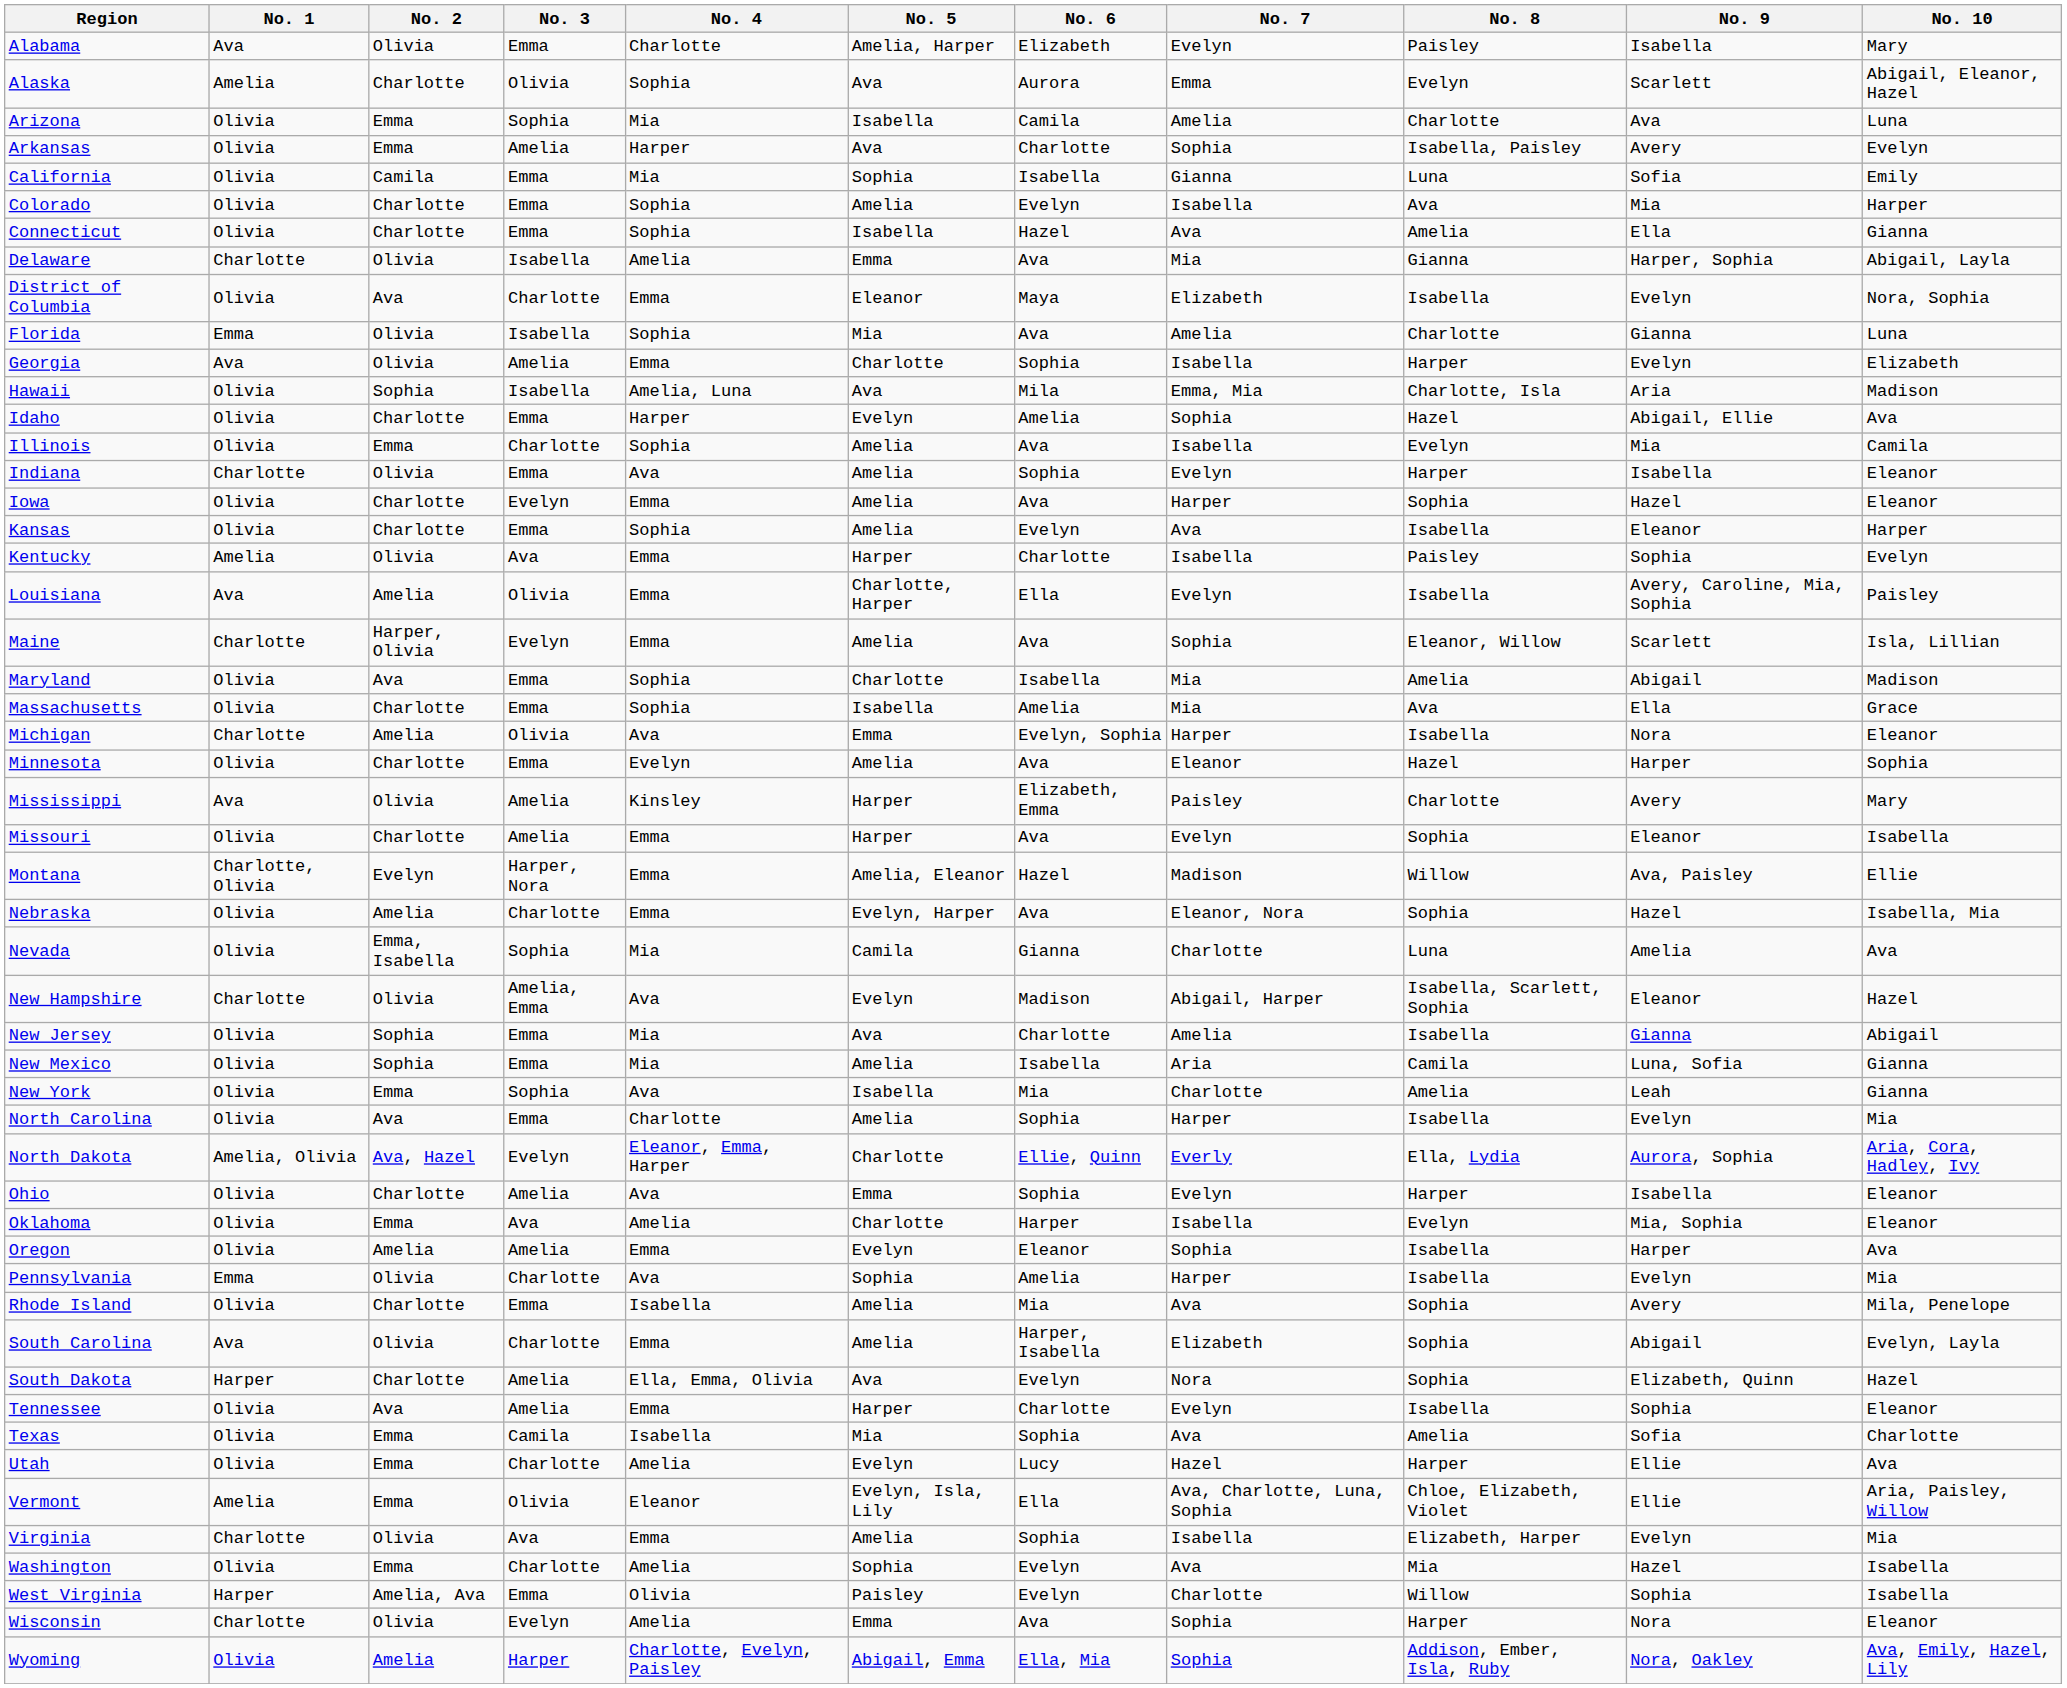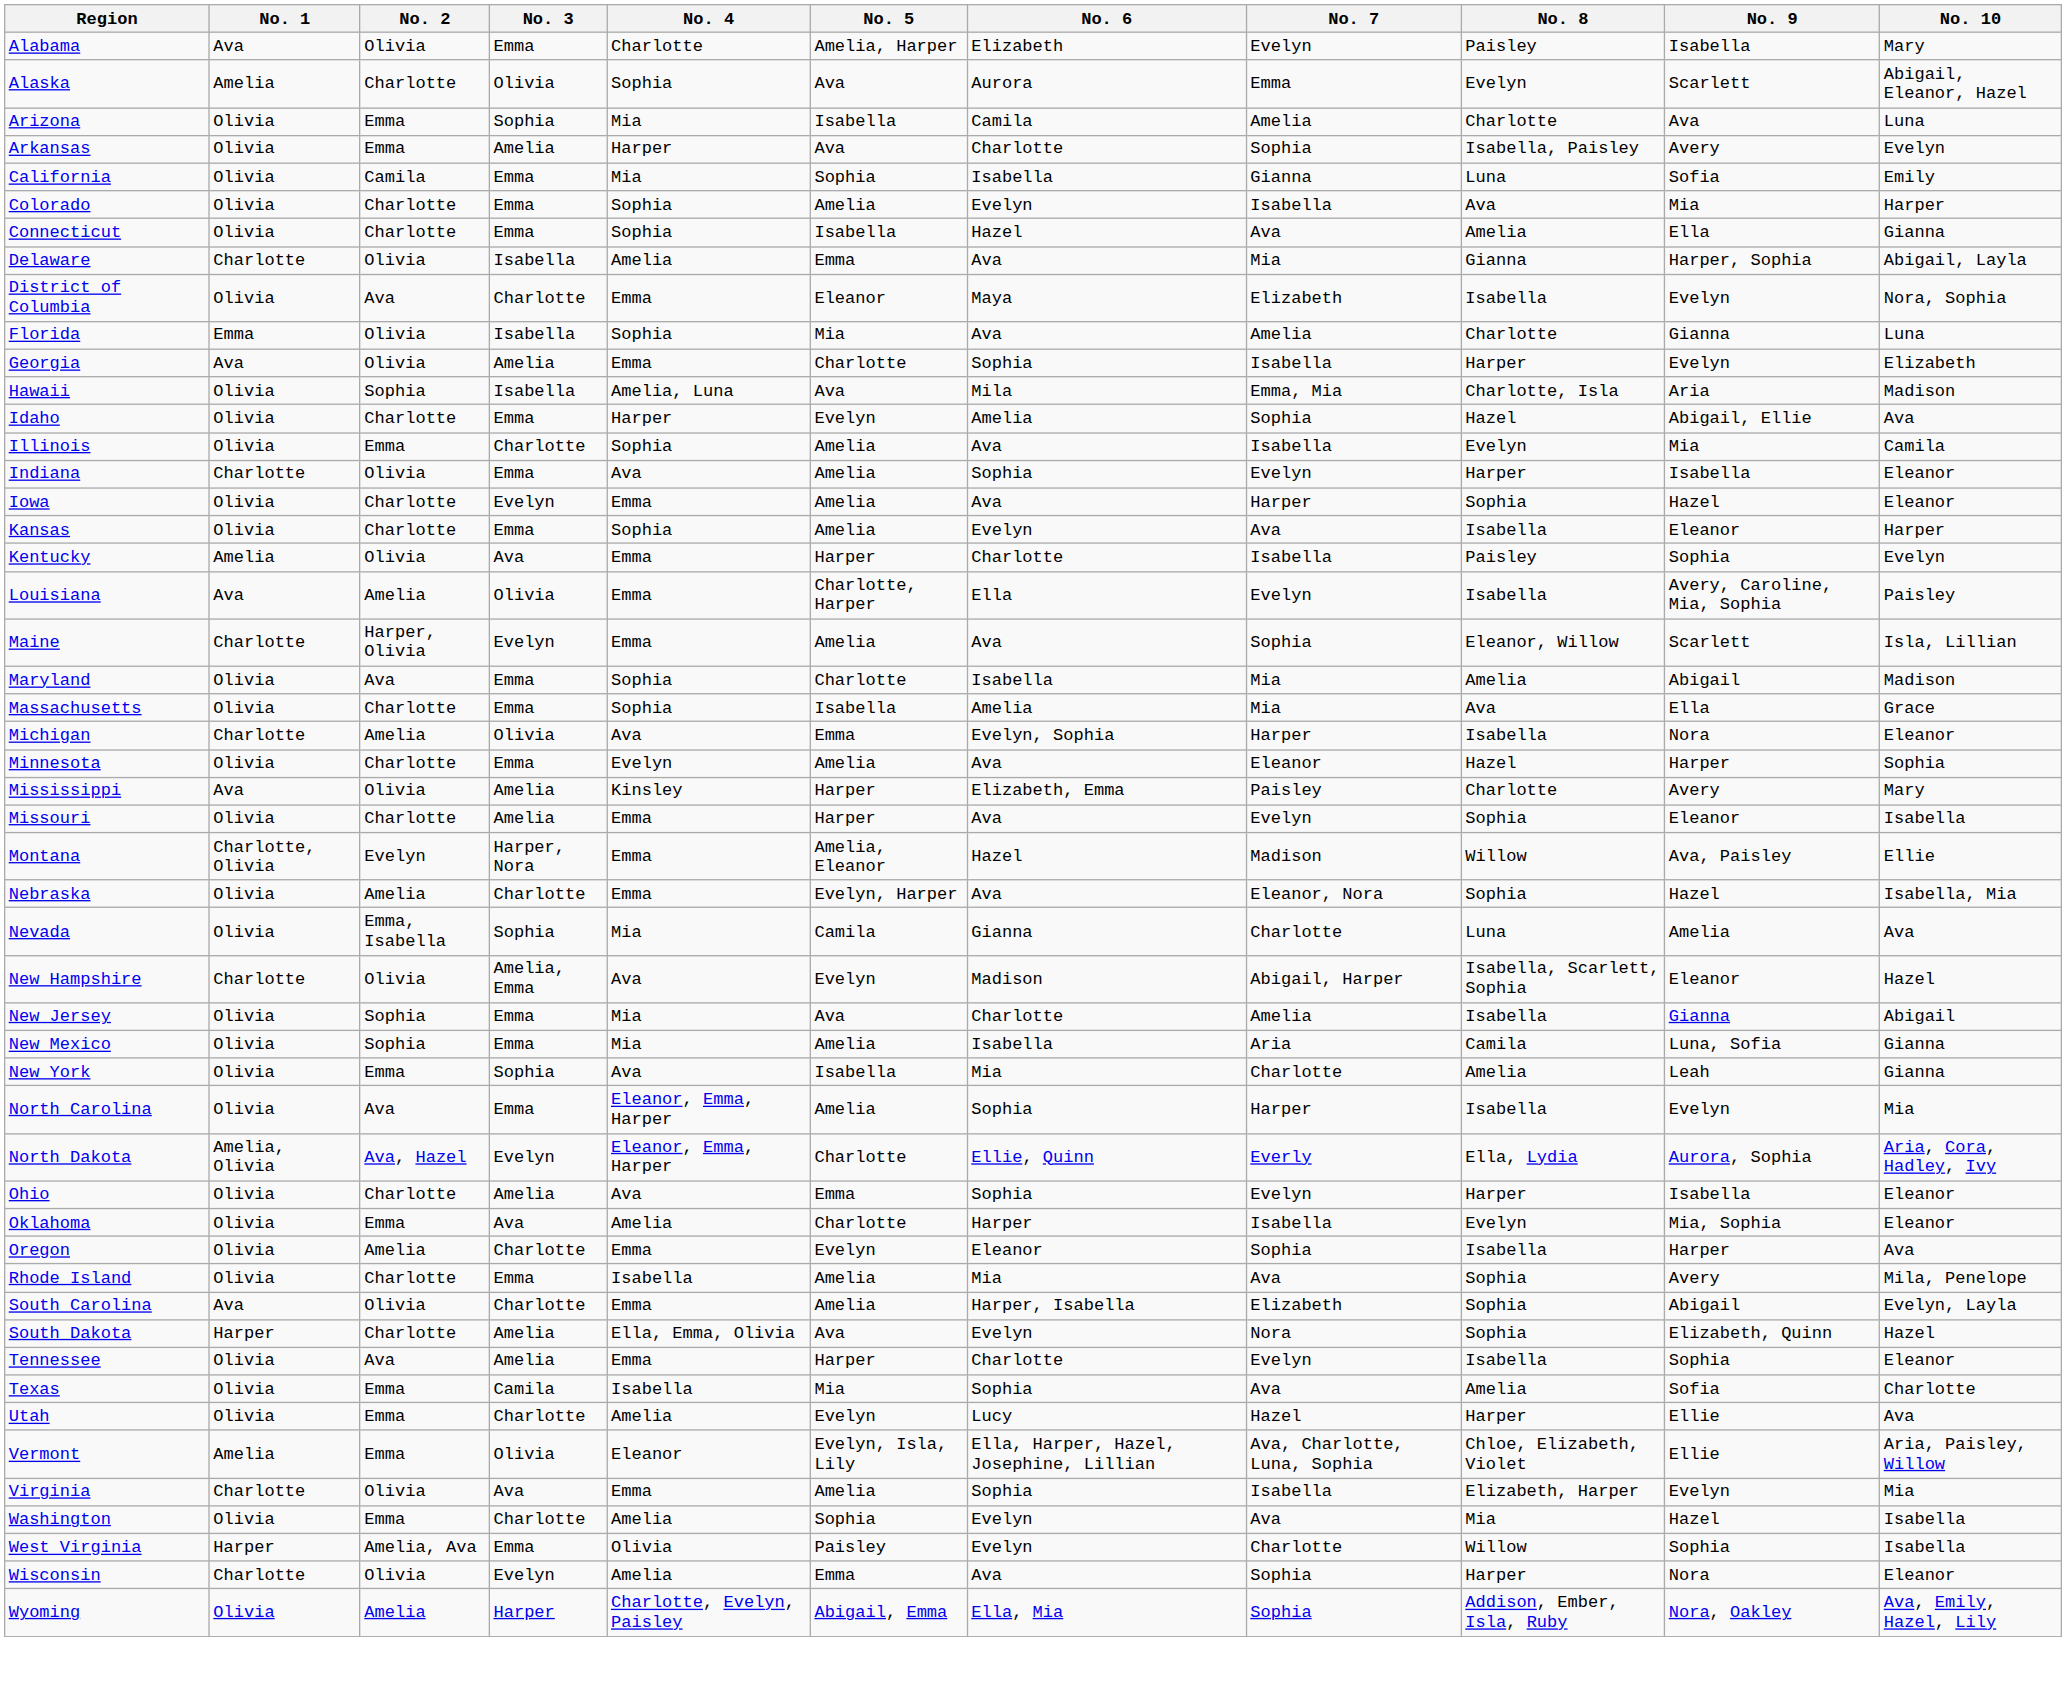(675, 1119) Charlotte -> (683, 1110) Eleanor, Emma, Harper
(539, 1250) Amelia -> (539, 1250) Charlotte
- row: (70, 1278)
(1039, 1502) Ella -> (1073, 1454) Ella, Harper, Hazel, Josephine, Lillian
